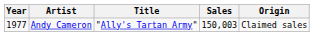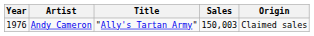(17, 25) 1977 -> (17, 25) 1976
